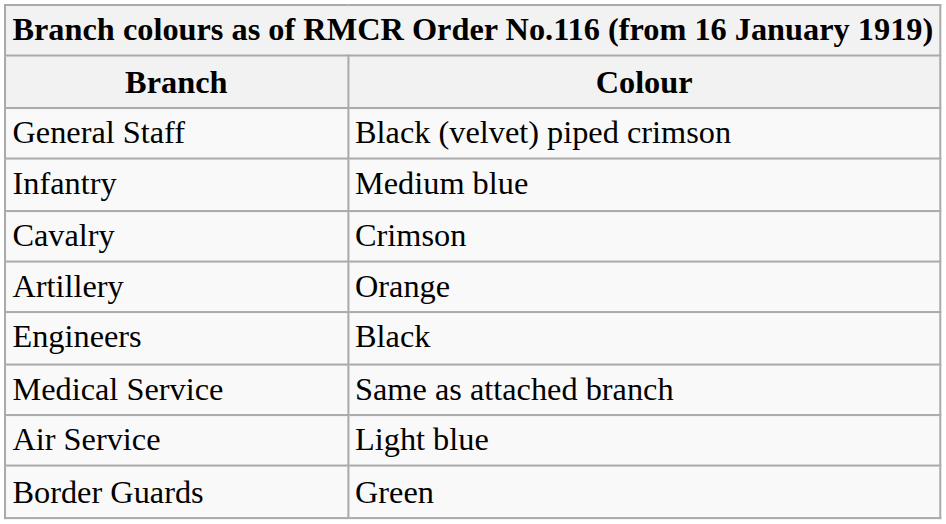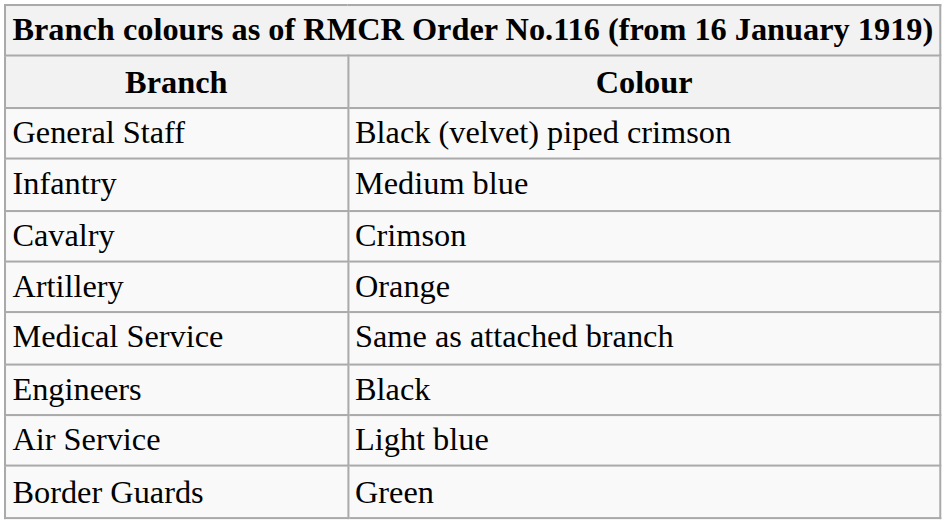rows swapped: (77, 337) <-> (118, 388)
